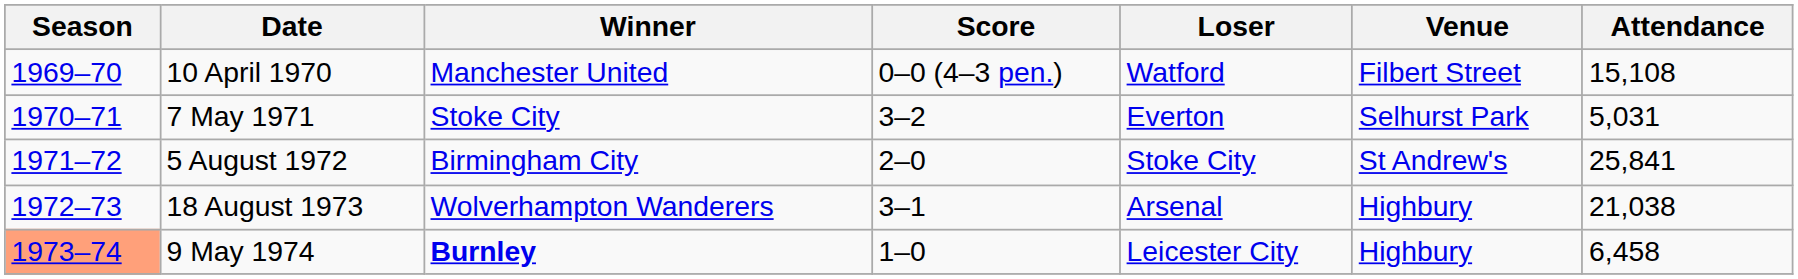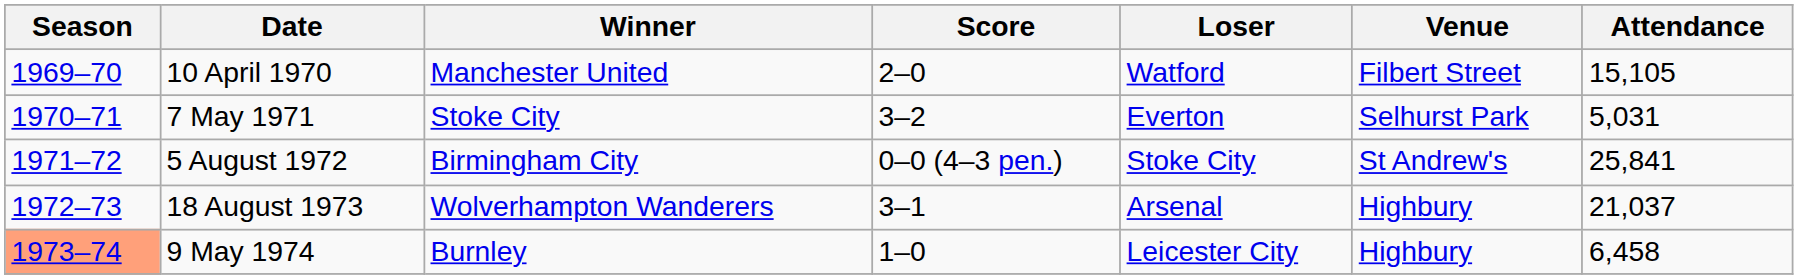(971, 71) 0–0 (4–3 pen.) -> (902, 71) 2–0
(1632, 71) 15,108 -> (1632, 71) 15,105
(902, 161) 2–0 -> (971, 161) 0–0 (4–3 pen.)
(1632, 206) 21,038 -> (1632, 206) 21,037
(483, 251) bold -> (479, 251) normal
